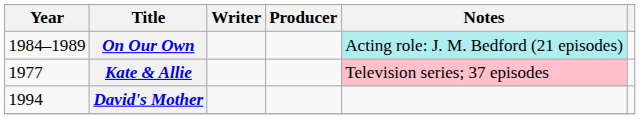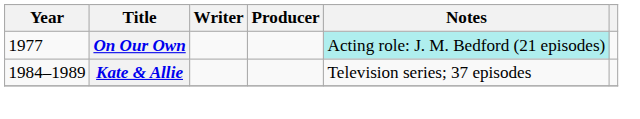(47, 45) 1984–1989 -> (26, 45) 1977
(26, 72) 1977 -> (47, 72) 1984–1989
(447, 72) pink background -> (429, 72) no background
- row: (148, 99)
